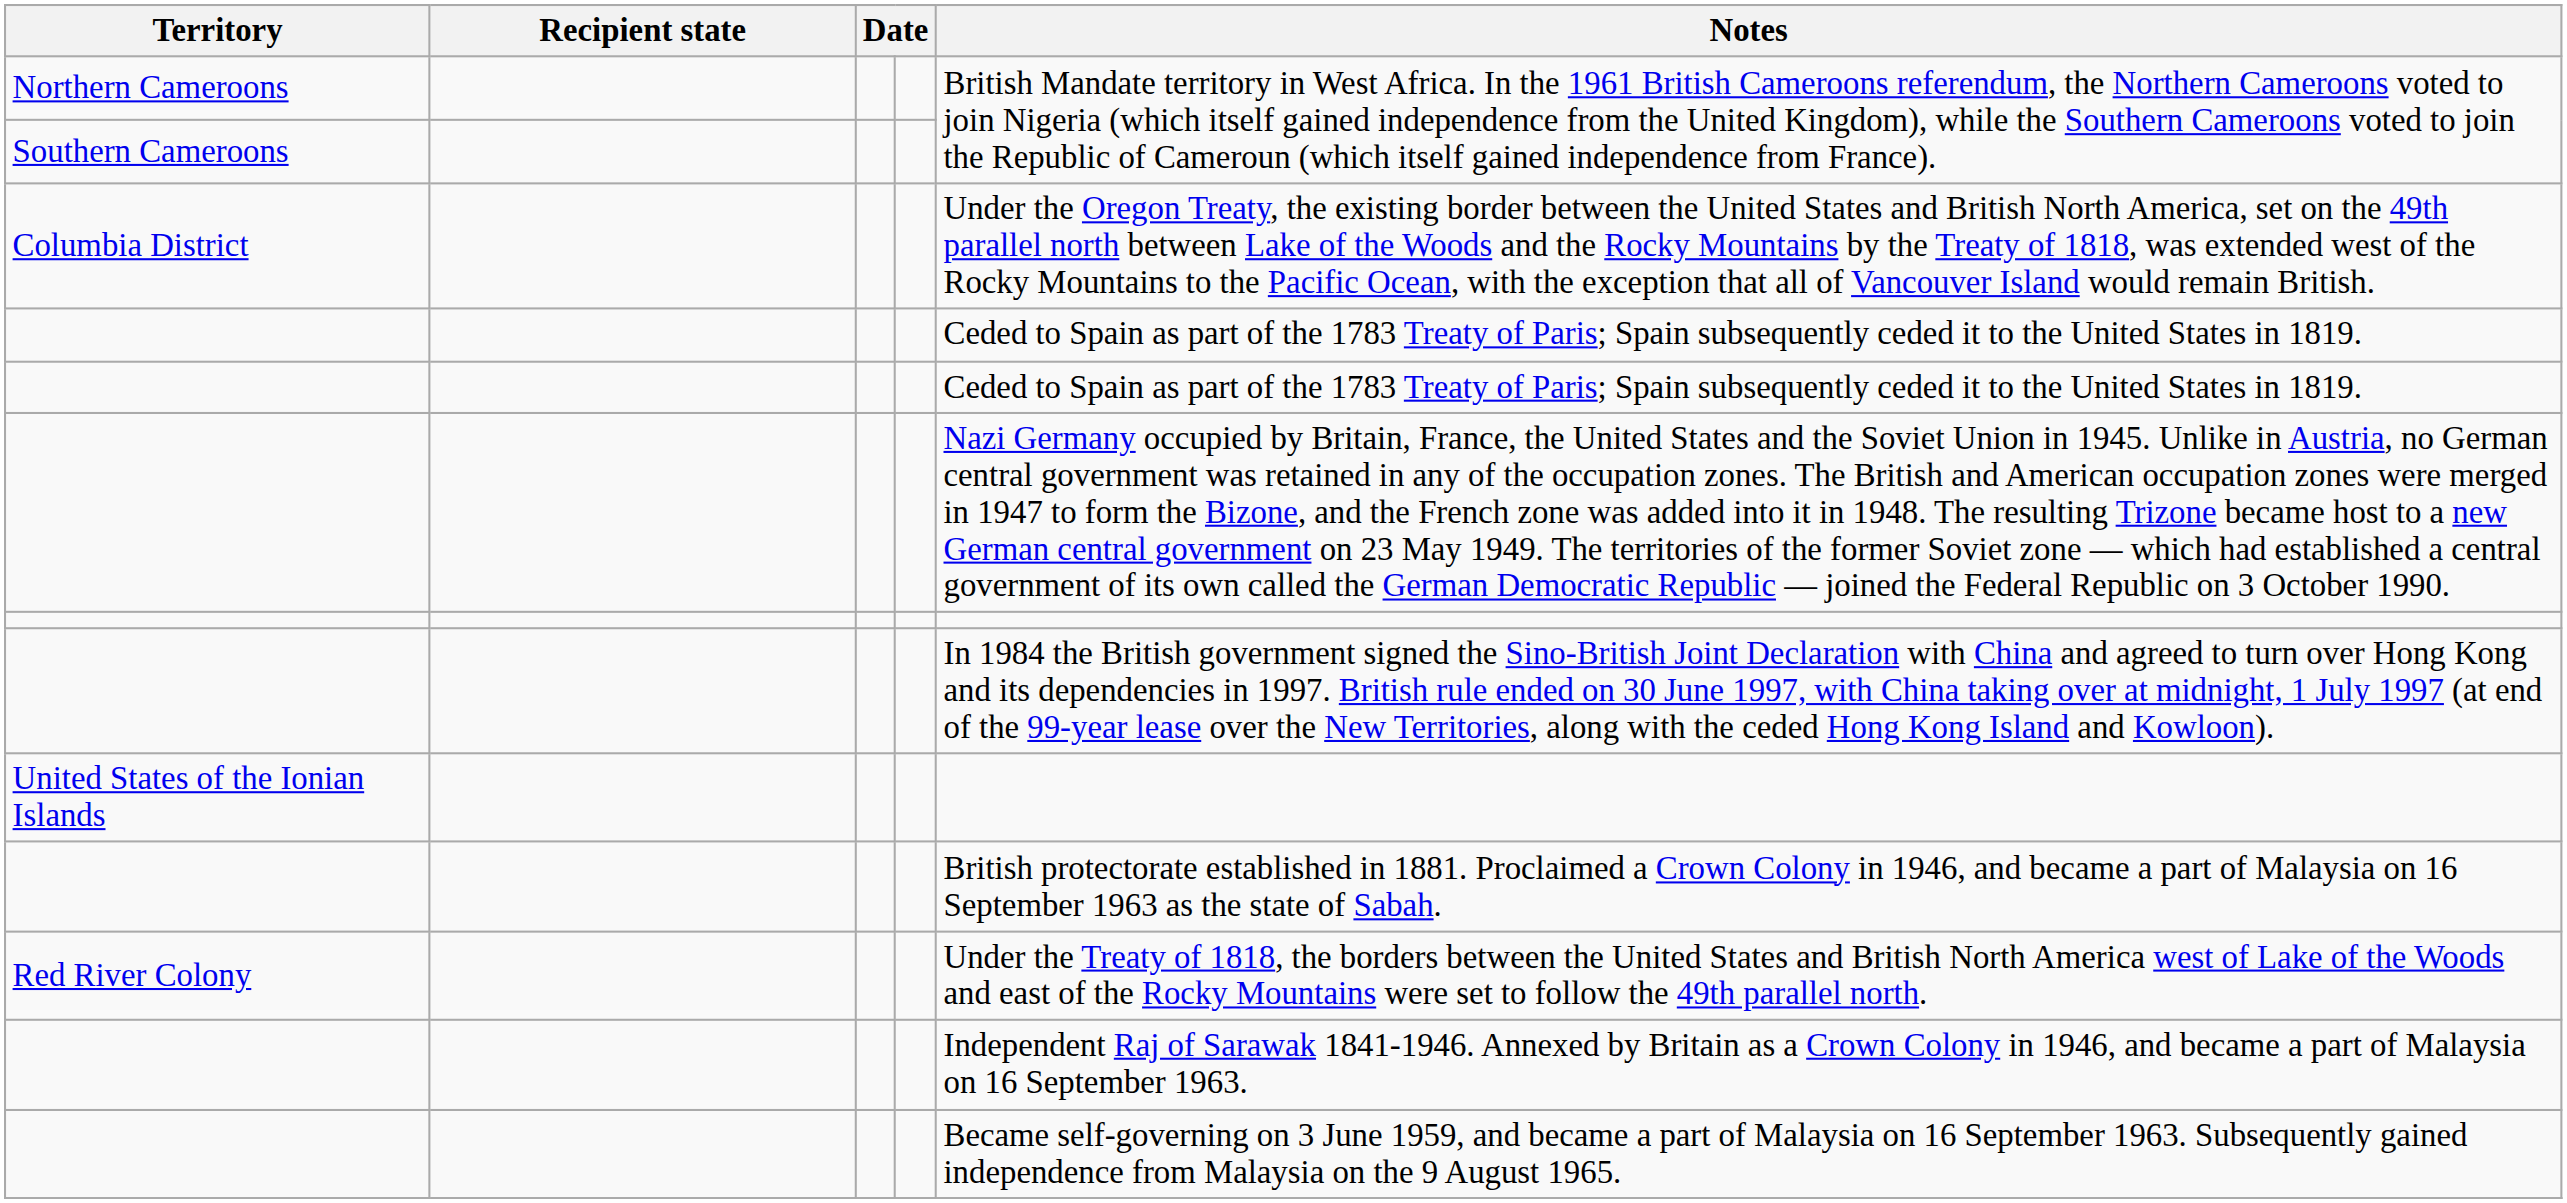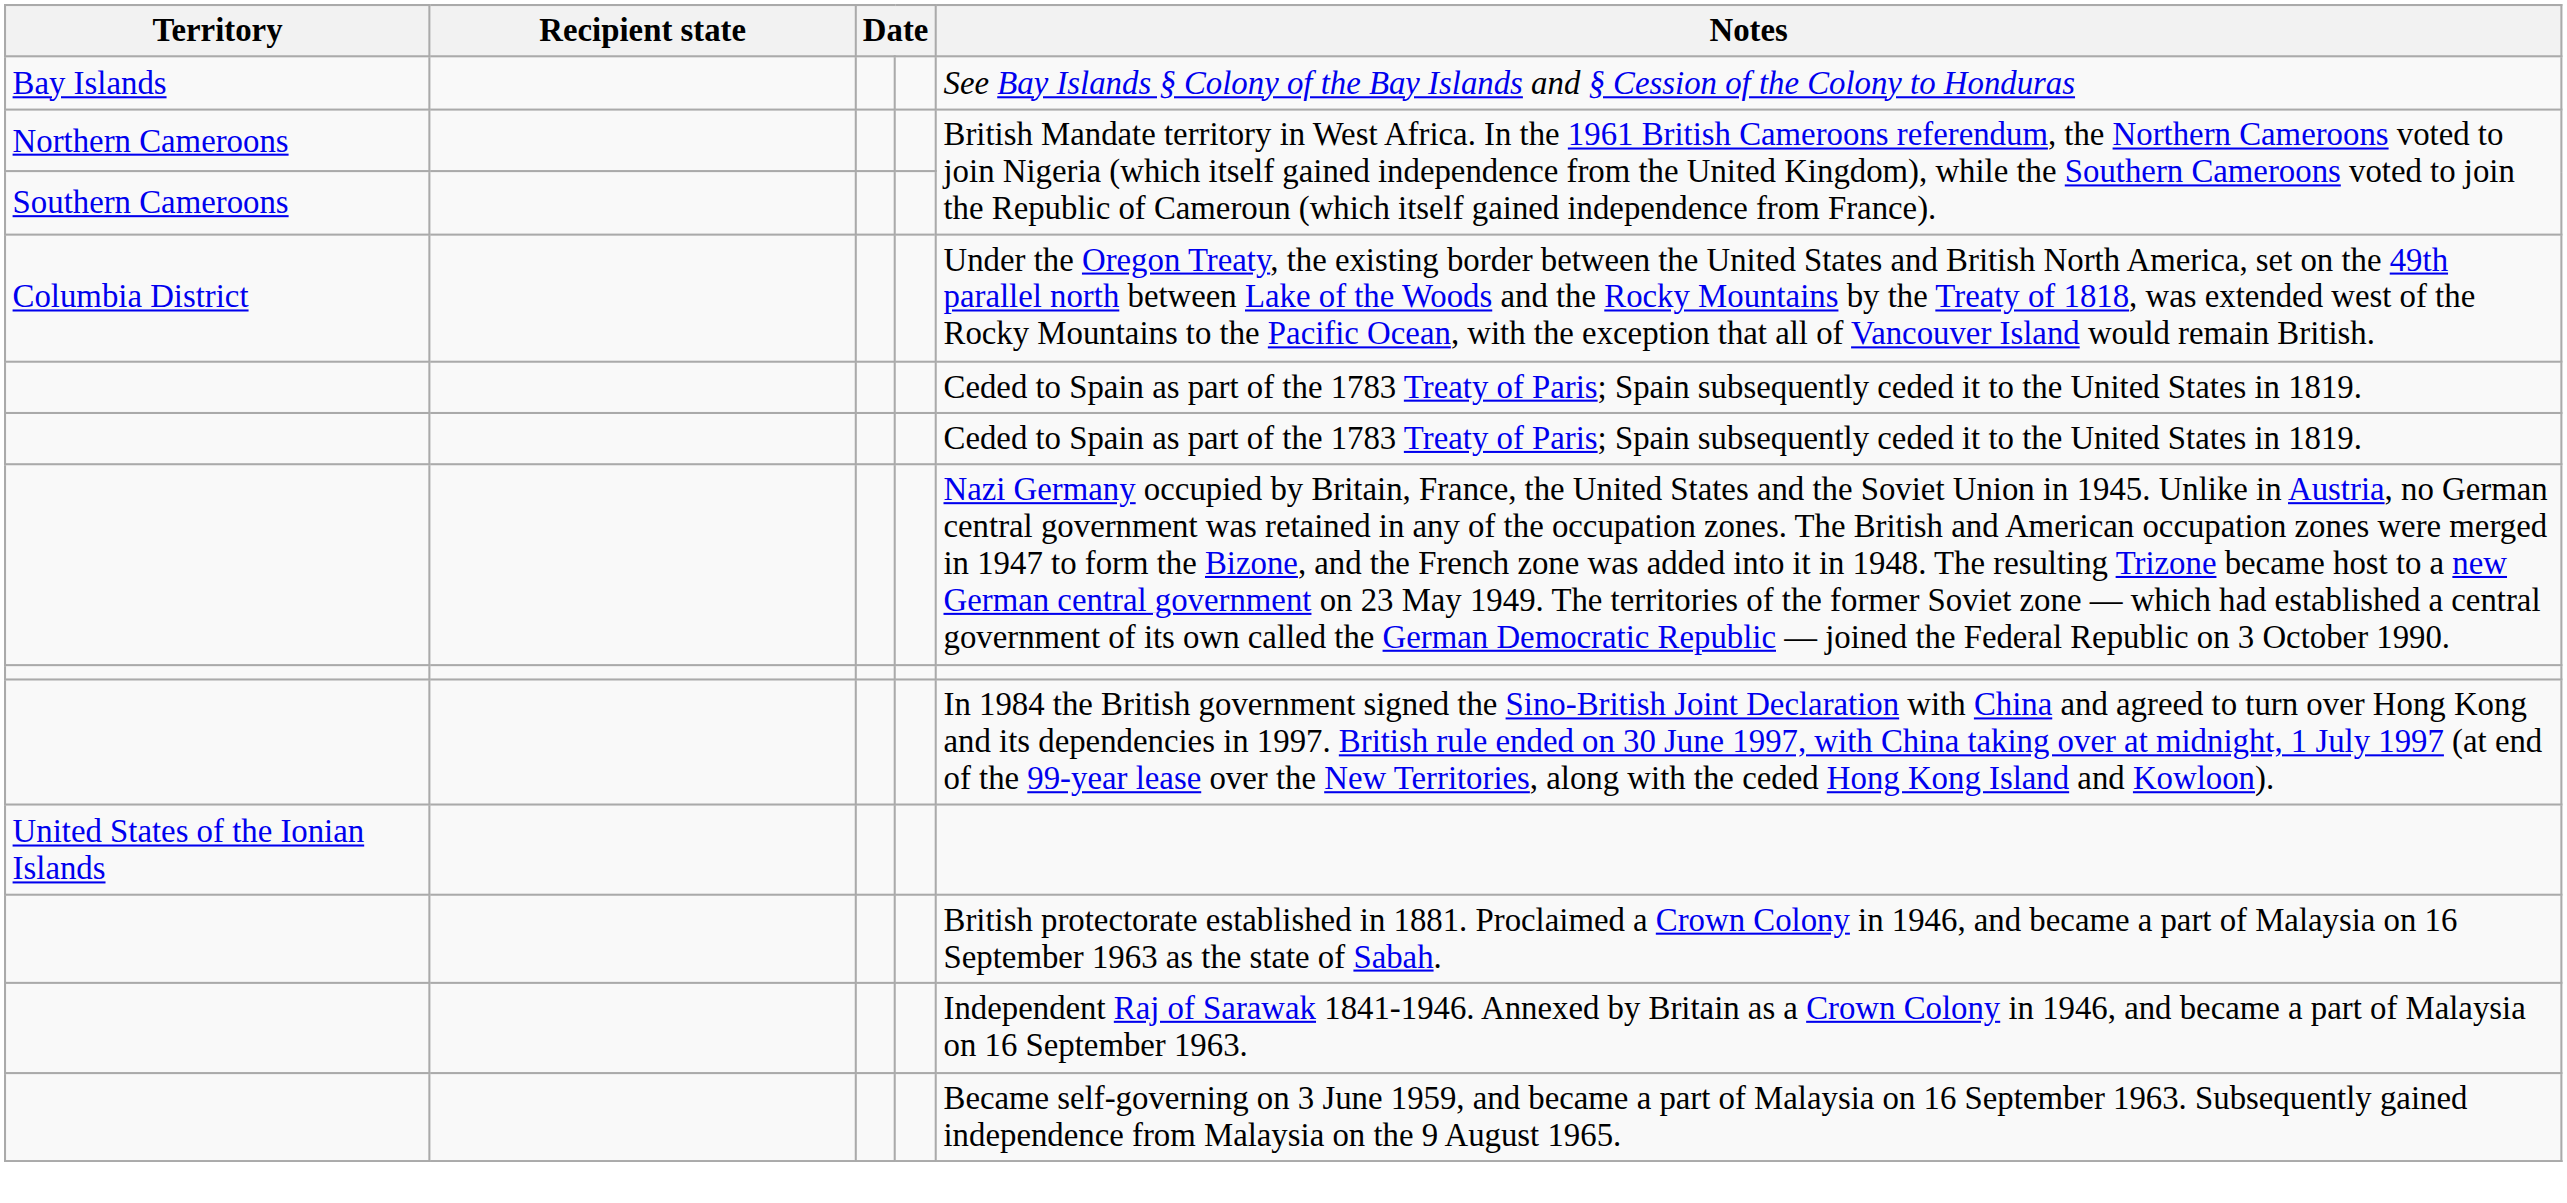+ row: (90, 82)
- row: (132, 975)
